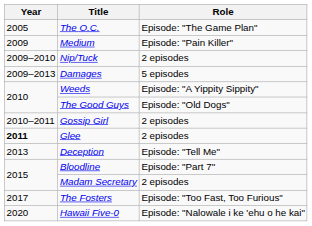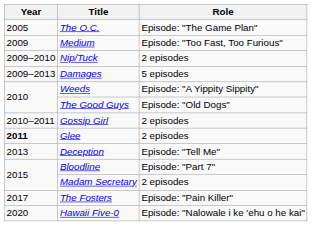(187, 43) Episode: "Pain Killer" -> (212, 43) Episode: "Too Fast, Too Furious"
(212, 197) Episode: "Too Fast, Too Furious" -> (187, 197) Episode: "Pain Killer"
